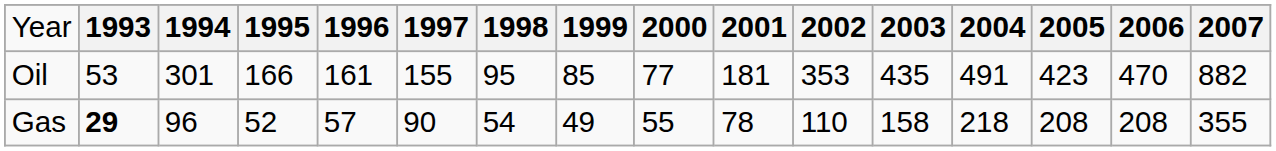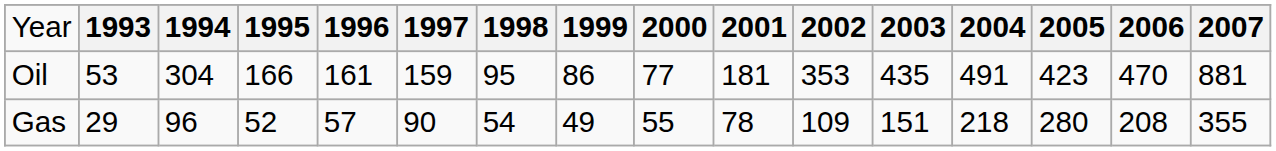(189, 74) 301 -> (189, 74) 304
(428, 74) 155 -> (428, 74) 159
(579, 74) 85 -> (579, 74) 86
(1223, 74) 882 -> (1223, 74) 881
(102, 121) bold -> (102, 121) normal
(824, 121) 110 -> (825, 121) 109
(905, 121) 158 -> (905, 121) 151
(1064, 121) 208 -> (1064, 121) 280
